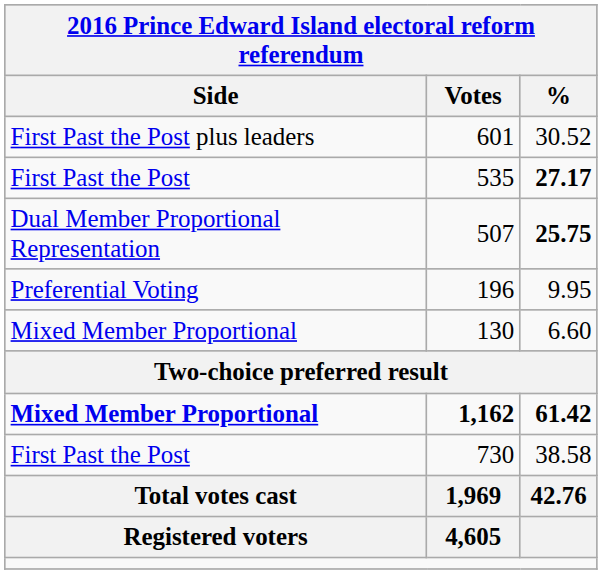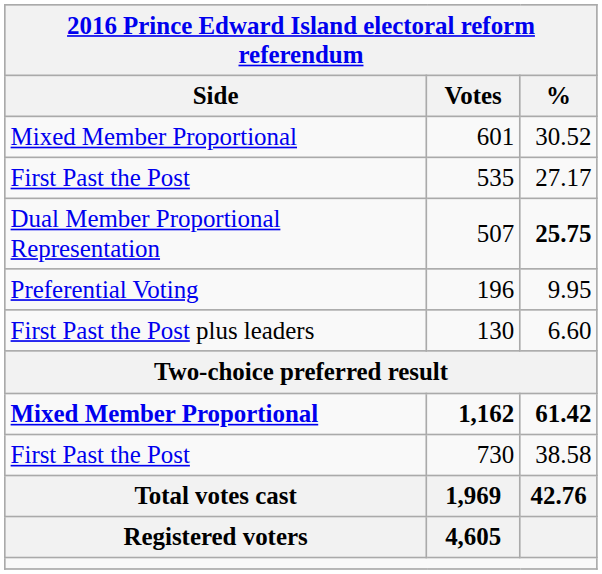(162, 136) First Past the Post plus leaders -> (154, 136) Mixed Member Proportional
(563, 178) bold -> (563, 178) normal
(154, 330) Mixed Member Proportional -> (162, 330) First Past the Post plus leaders
